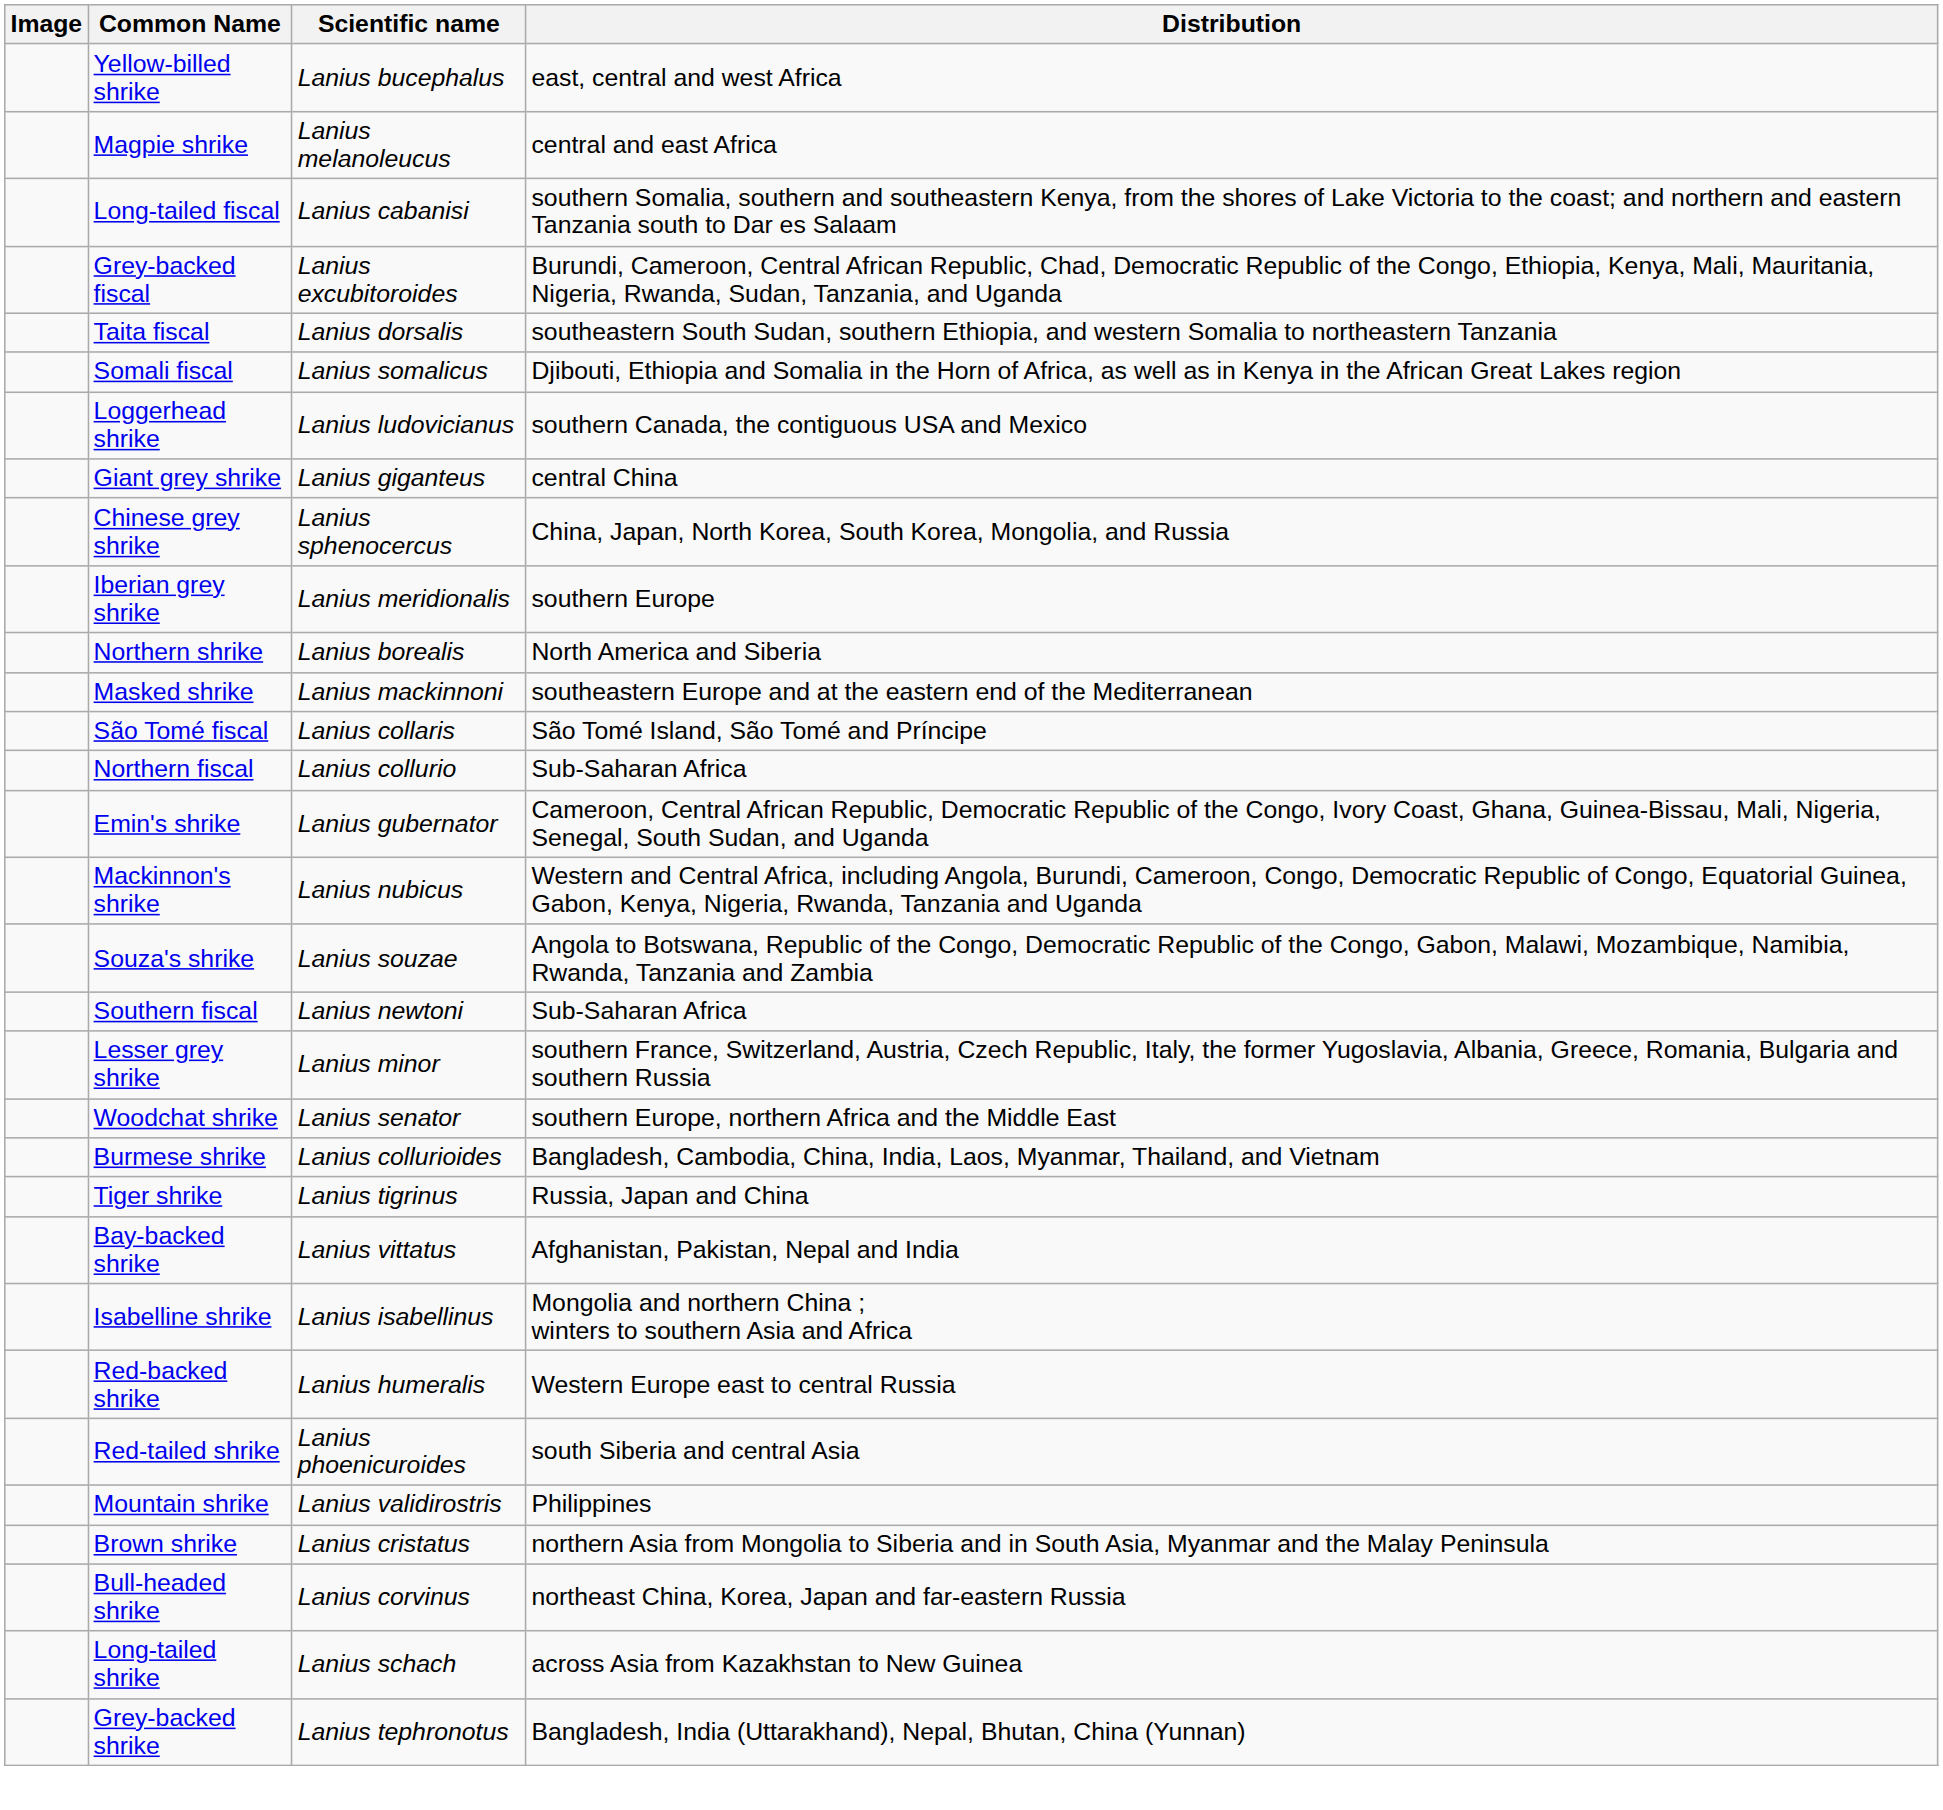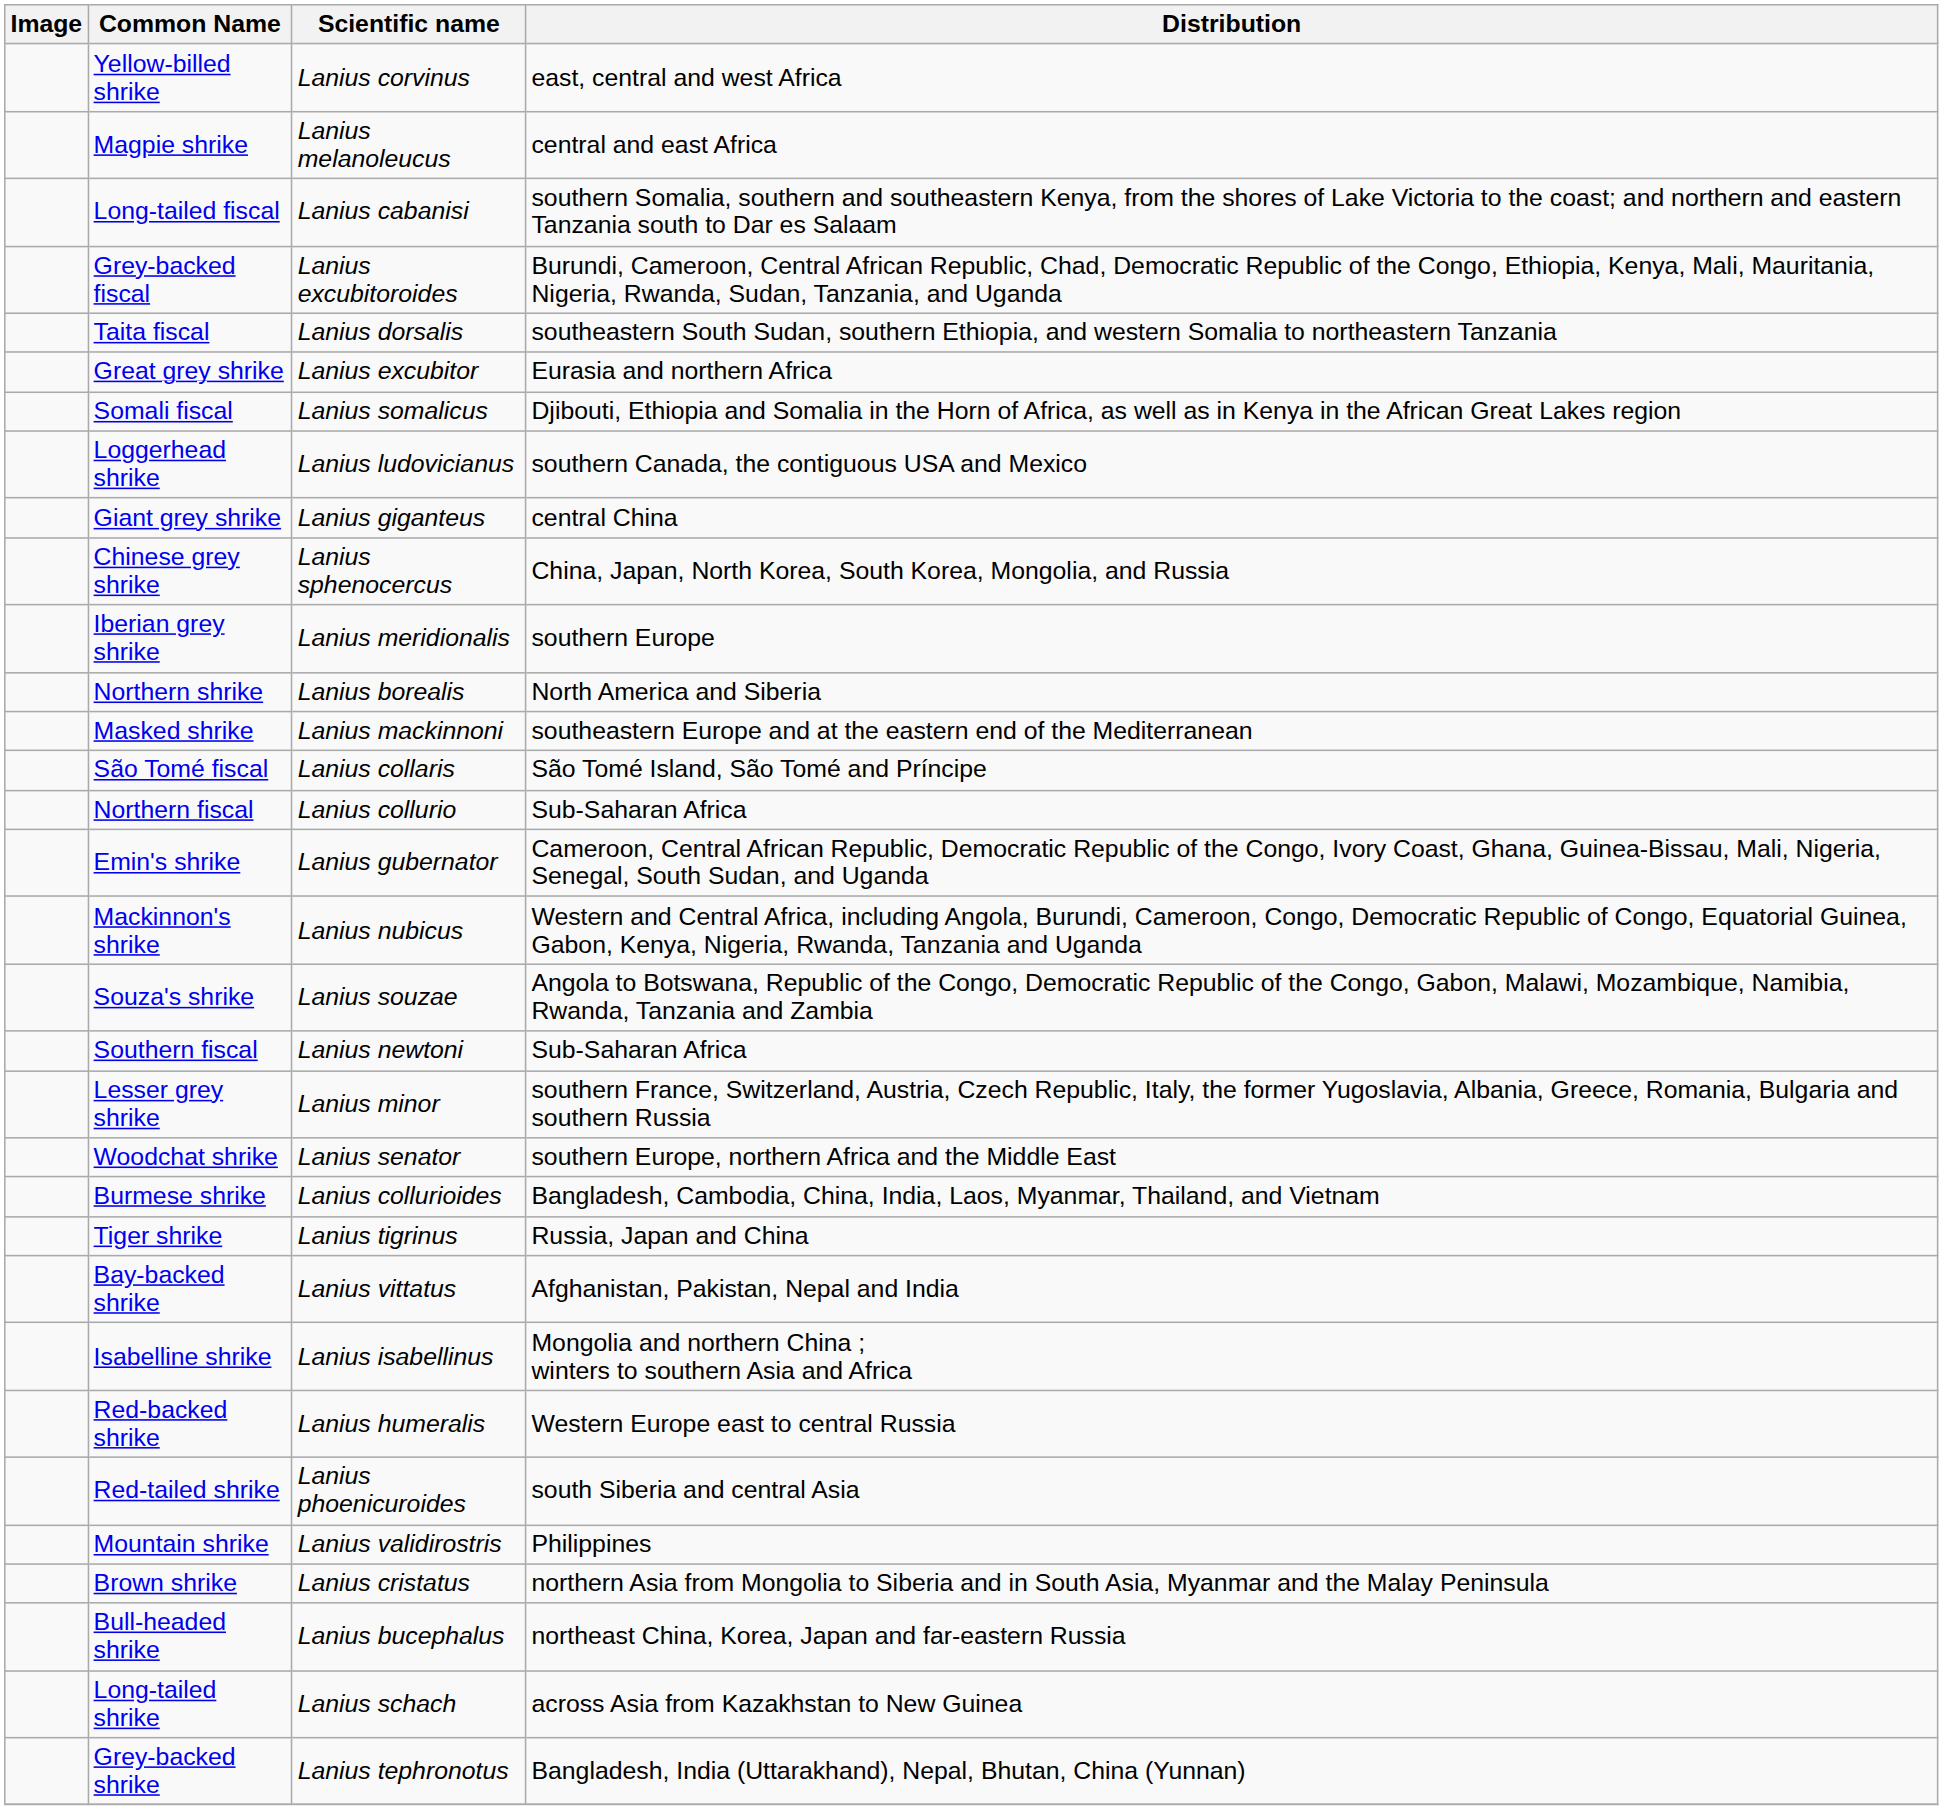(401, 77) Lanius bucephalus -> (384, 77) Lanius corvinus
+ row: (189, 371)
(384, 1597) Lanius corvinus -> (401, 1636) Lanius bucephalus
